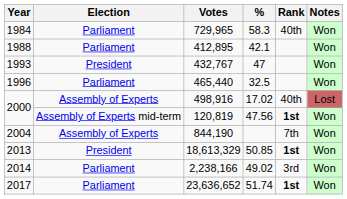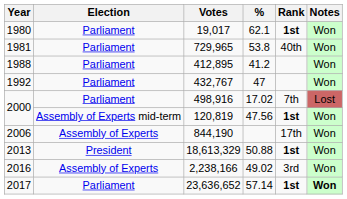+ row: (213, 30)
(19, 30) 1984 -> (19, 47) 1981
(259, 30) 58.3 -> (259, 47) 53.8
(259, 47) 42.1 -> (259, 64) 41.2
(19, 64) 1993 -> (19, 82) 1992
(109, 64) President -> (109, 82) Parliament
- row: (213, 82)
(109, 99) Assembly of Experts -> (109, 99) Parliament
(291, 99) 40th -> (291, 99) 7th
(19, 133) 2004 -> (19, 133) 2006
(291, 133) 7th -> (291, 133) 17th
(259, 151) 50.85 -> (259, 151) 50.88
(19, 168) 2014 -> (19, 168) 2016
(109, 168) Parliament -> (109, 168) Assembly of Experts
(259, 185) 51.74 -> (259, 185) 57.14
(325, 185) normal -> (325, 185) bold
